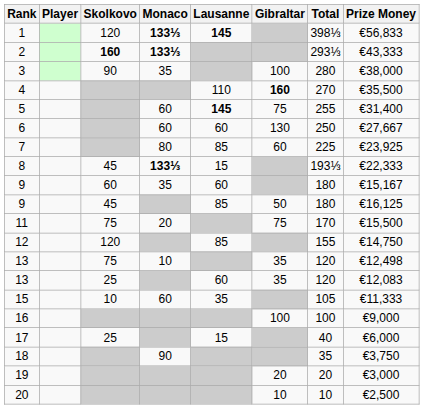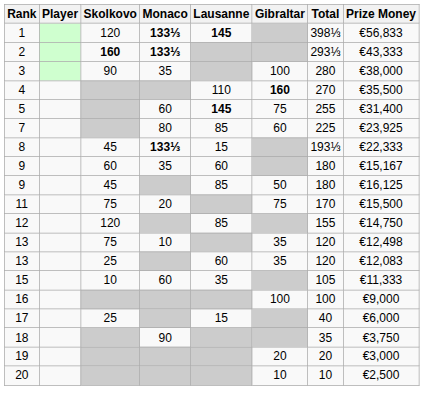- row: (22, 128)
